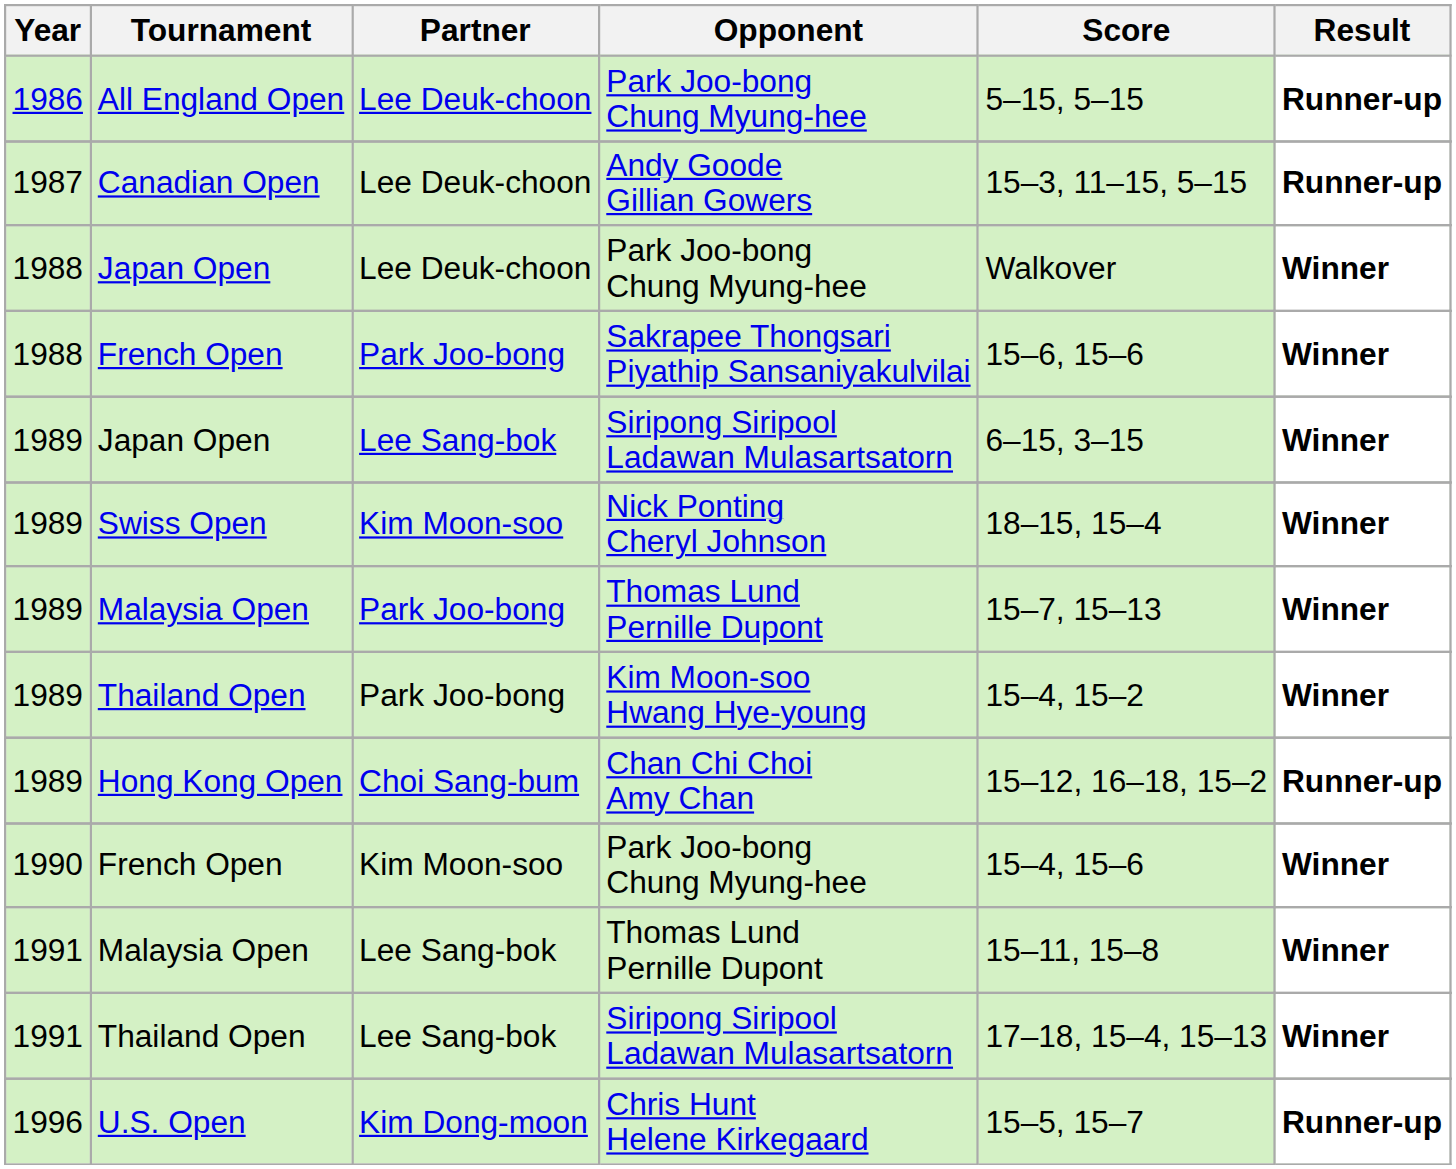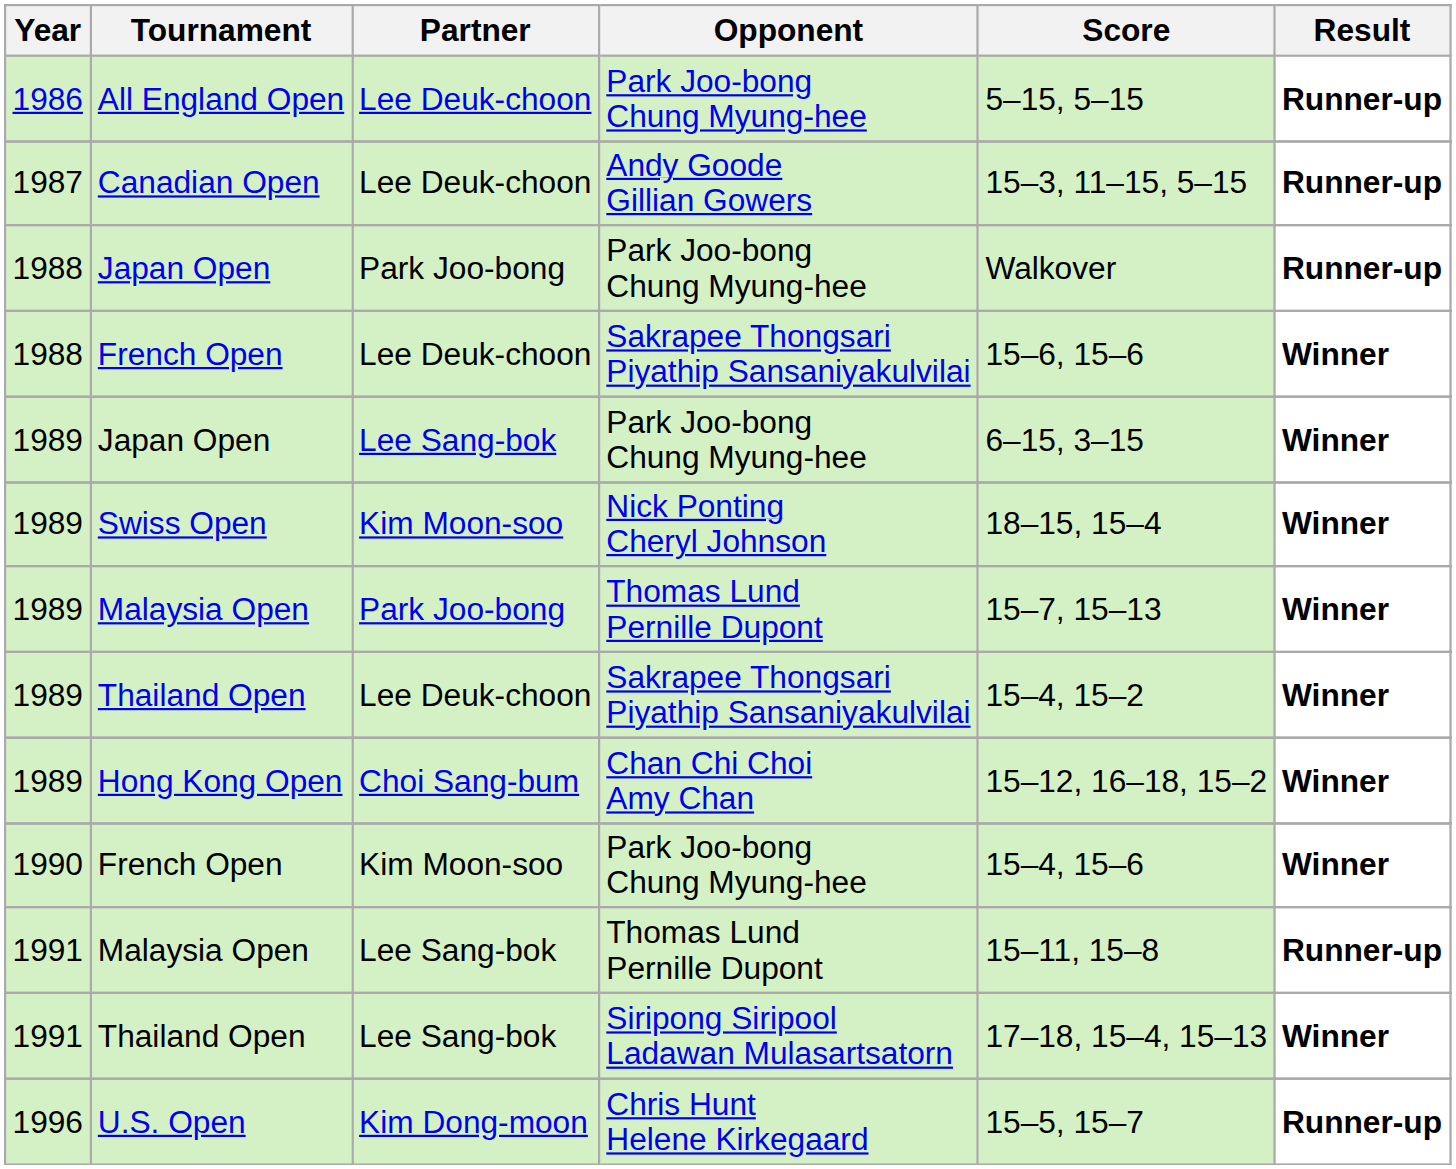(475, 269) Lee Deuk-choon -> (462, 269) Park Joo-bong
(1335, 269) Winner -> (1362, 269) Runner-up
(462, 354) Park Joo-bong -> (475, 354) Lee Deuk-choon
(780, 439) Siripong Siripool Ladawan Mulasartsatorn -> (737, 439) Park Joo-bong Chung Myung-hee
(462, 695) Park Joo-bong -> (475, 695) Lee Deuk-choon
(737, 695) Kim Moon-soo Hwang Hye-young -> (788, 695) Sakrapee Thongsari Piyathip Sansaniyakulvilai
(1362, 780) Runner-up -> (1335, 780) Winner
(1335, 951) Winner -> (1362, 951) Runner-up
